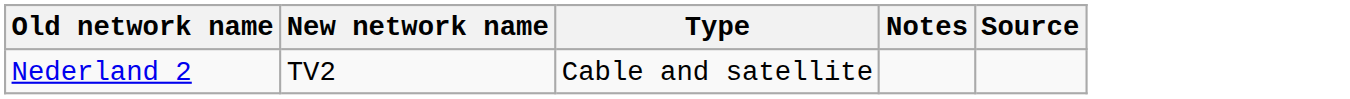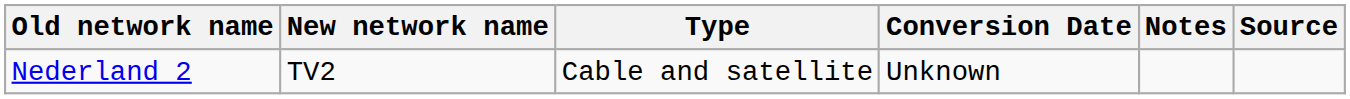+ column: (1009, 27)
